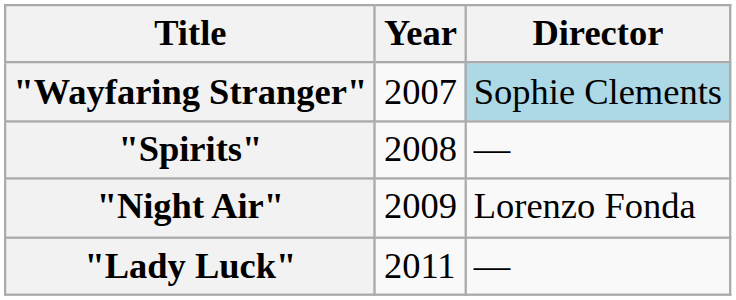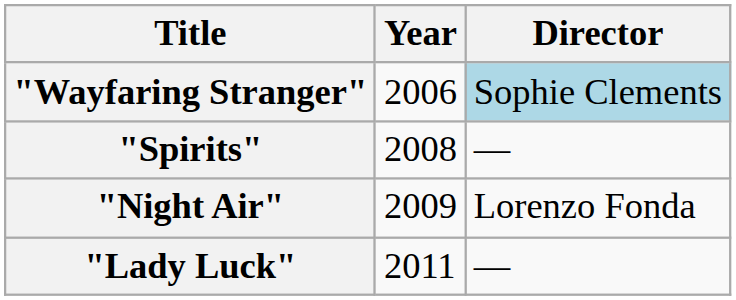(420, 91) 2007 -> (420, 91) 2006
